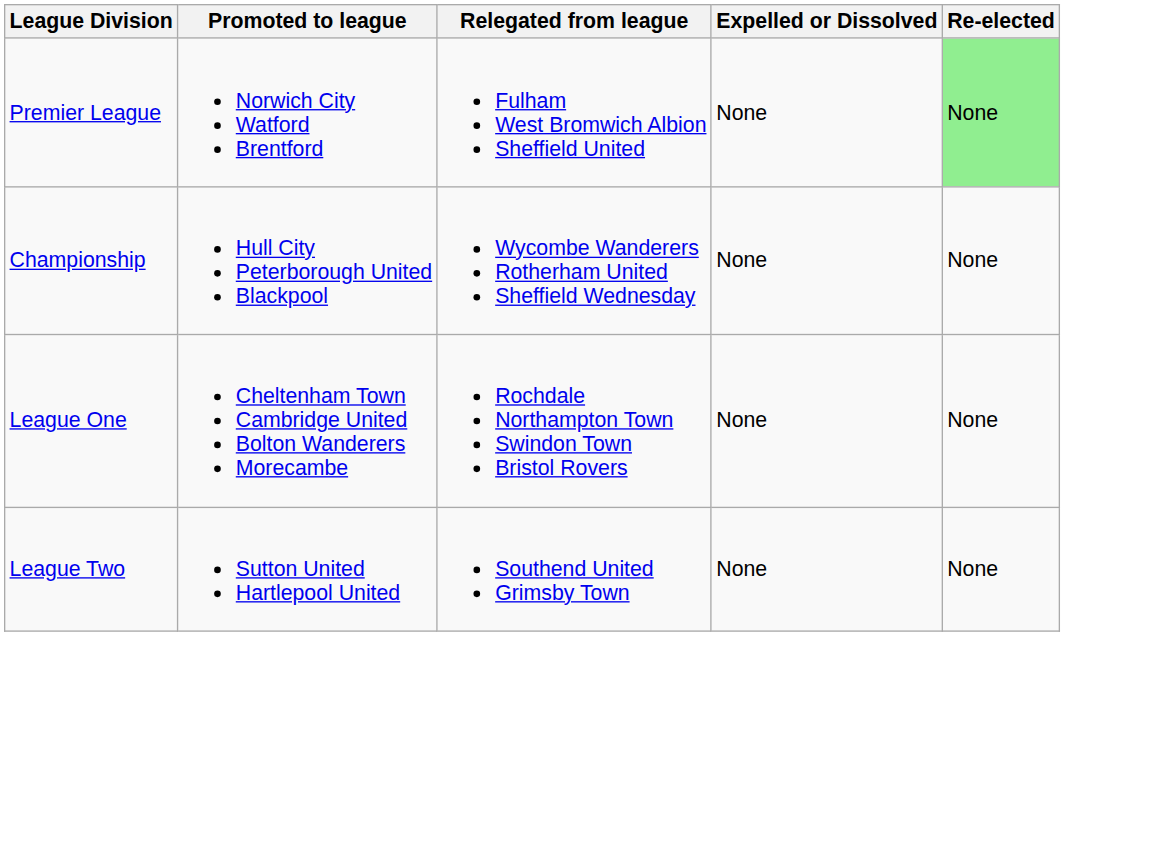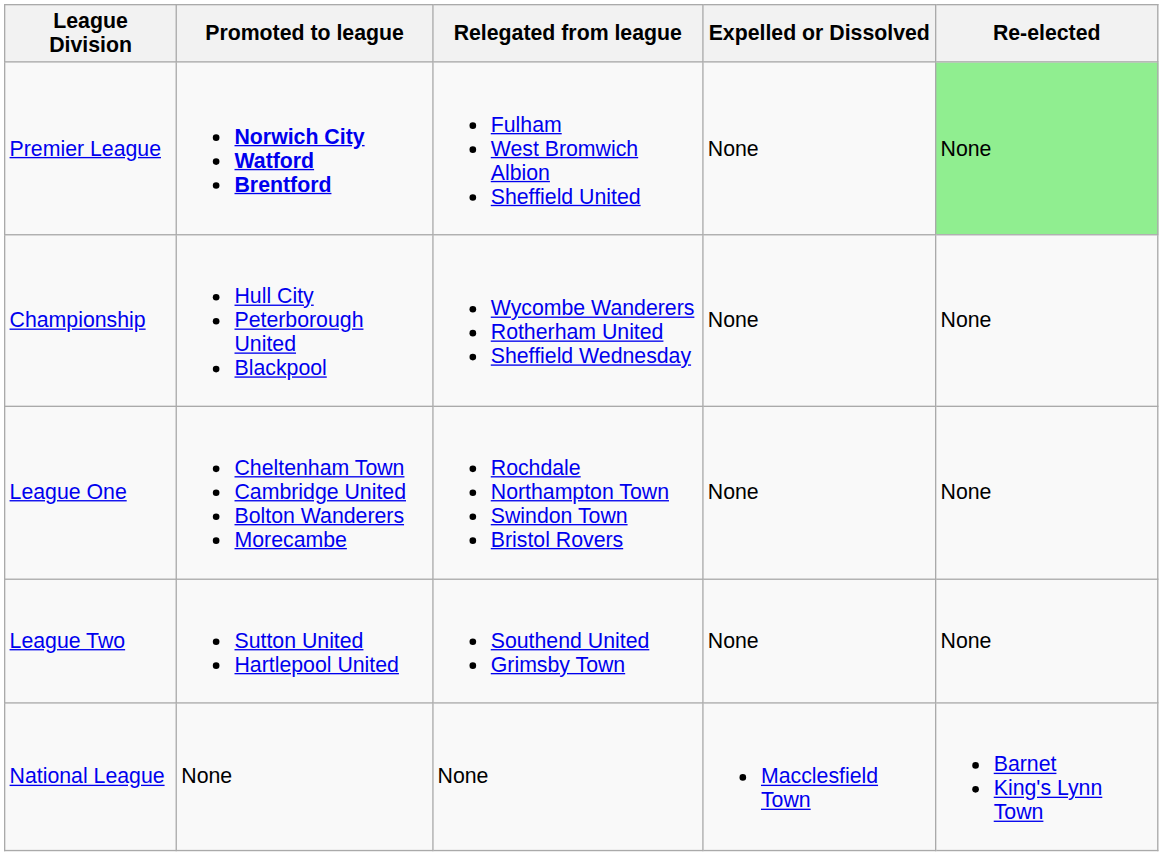(307, 124) normal -> (305, 160) bold
+ row: (87, 776)
